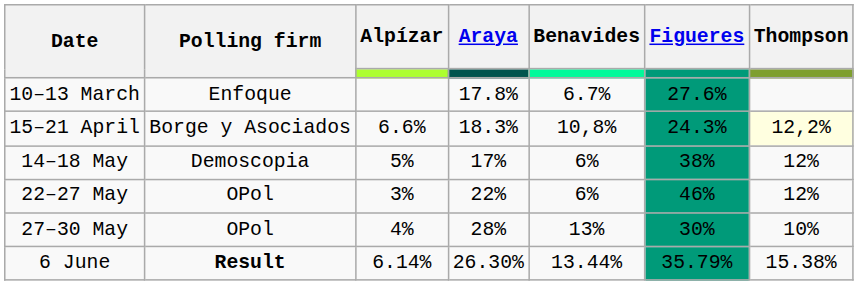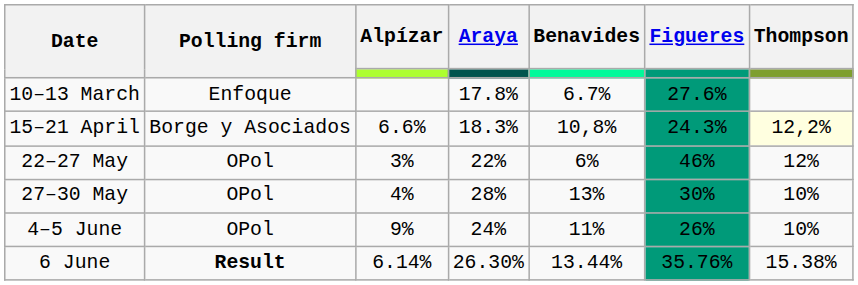- row: (75, 162)
+ row: (75, 229)
(697, 263) 35.79% -> (697, 263) 35.76%
